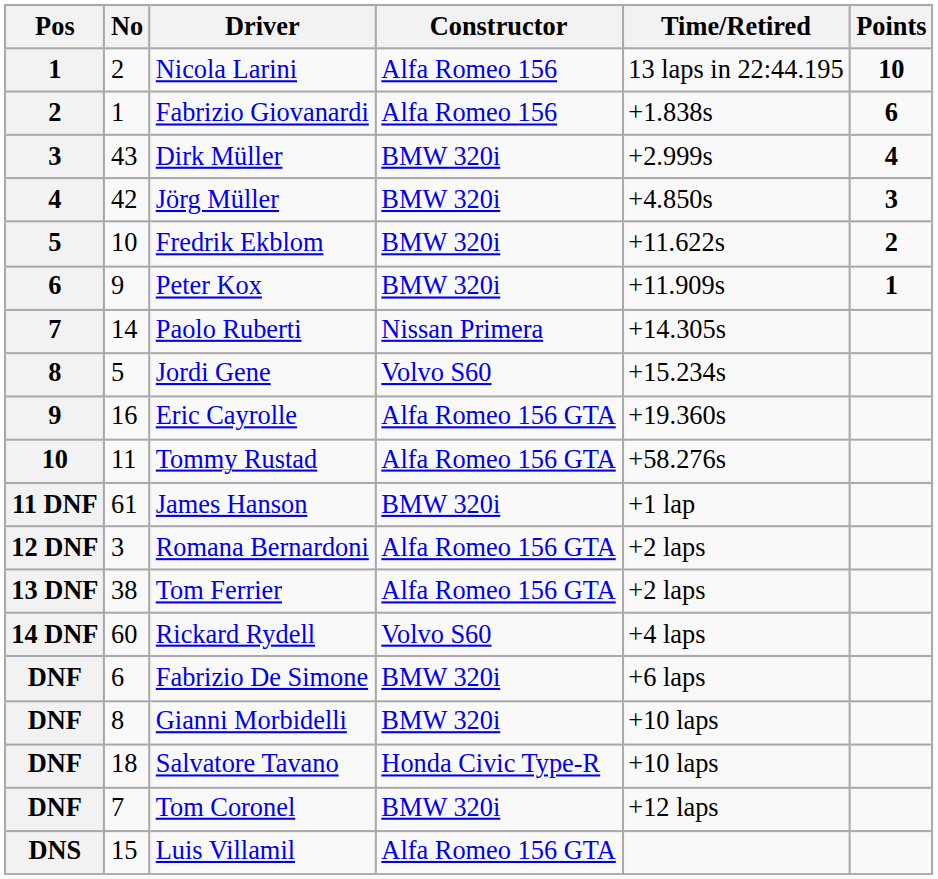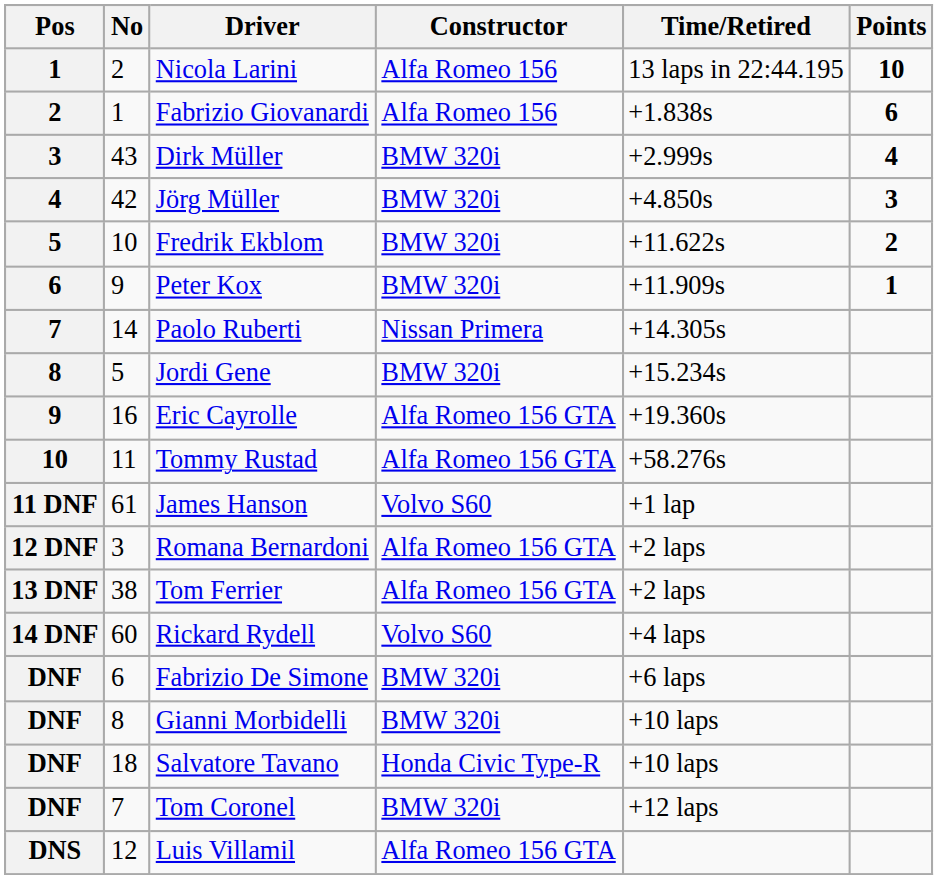(436, 373) Volvo S60 -> (441, 373) BMW 320i
(441, 504) BMW 320i -> (436, 504) Volvo S60
(124, 851) 15 -> (124, 851) 12
